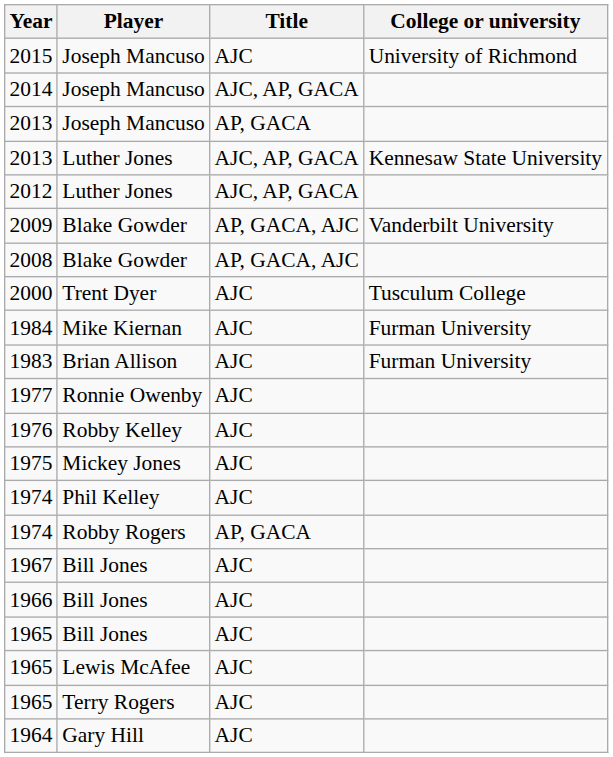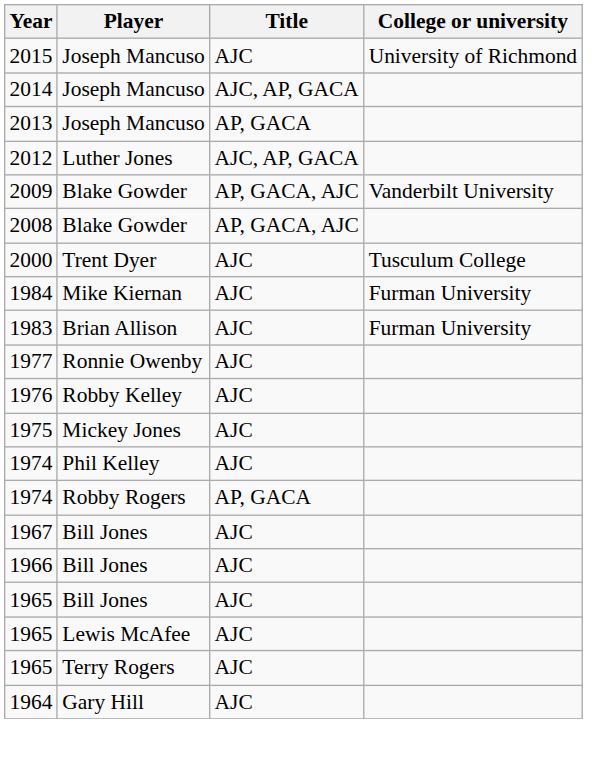- row: (31, 157)
